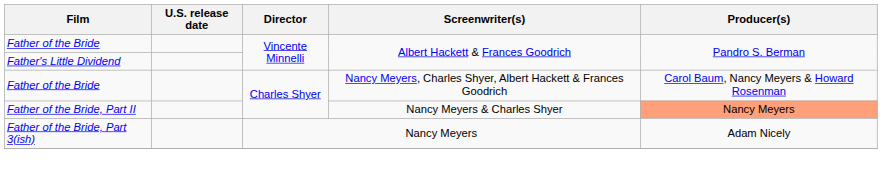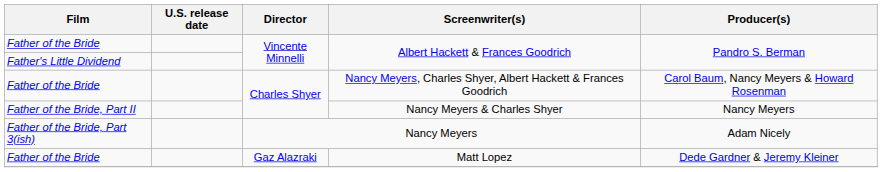(759, 109) lightsalmon background -> (759, 109) no background
+ row: (53, 157)
